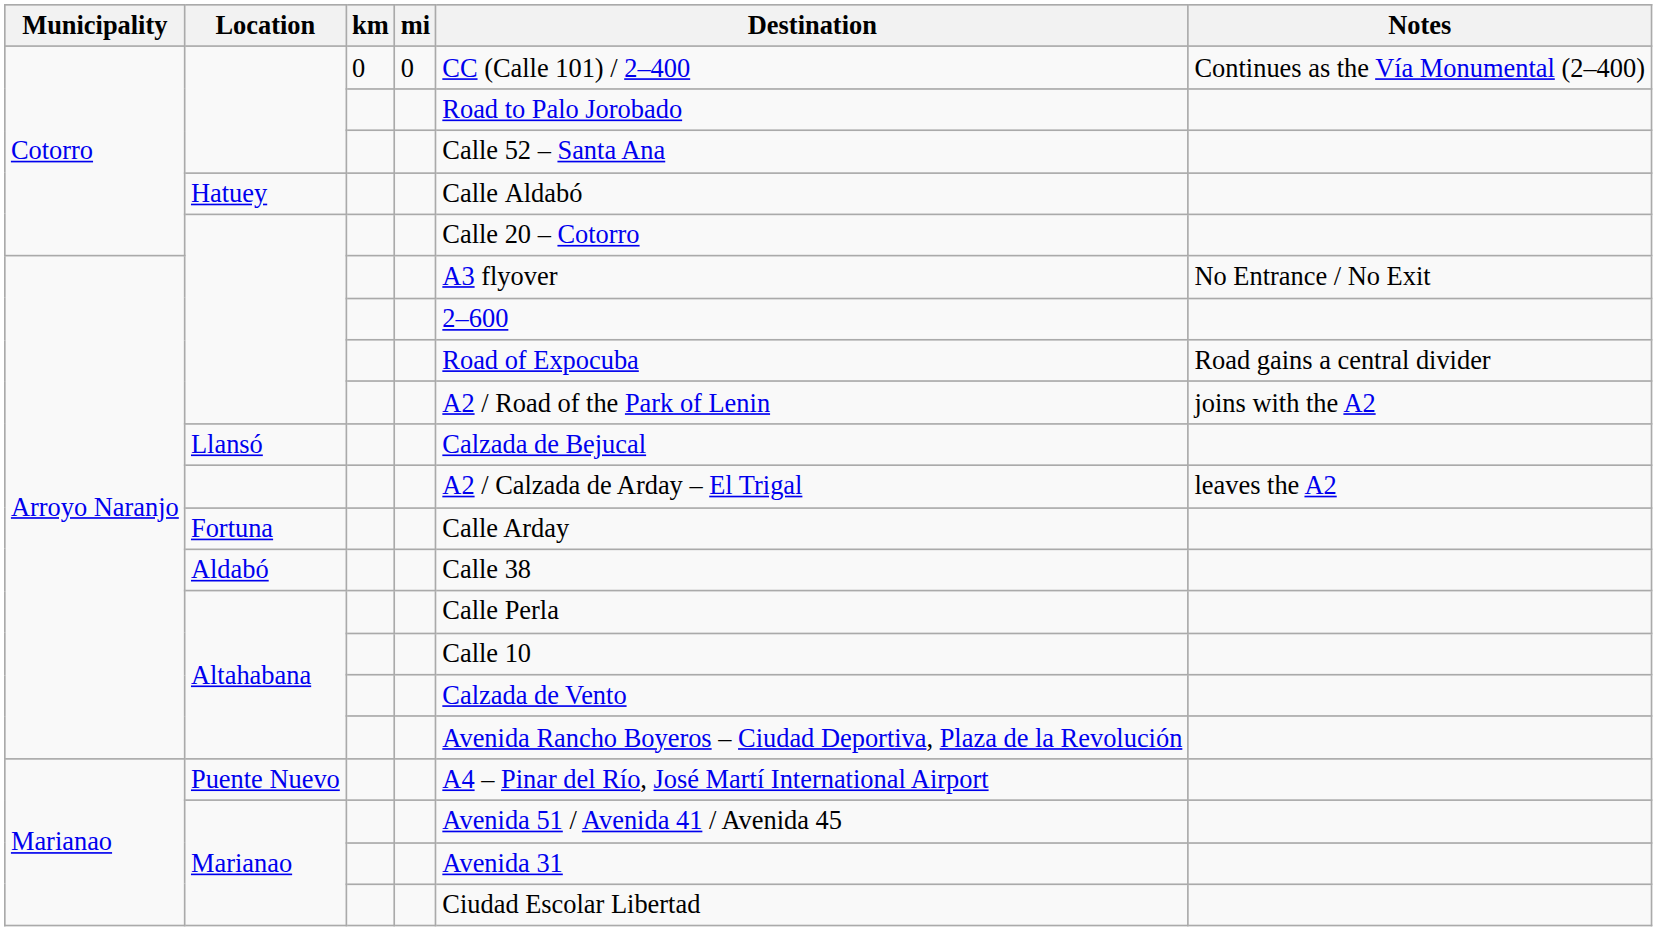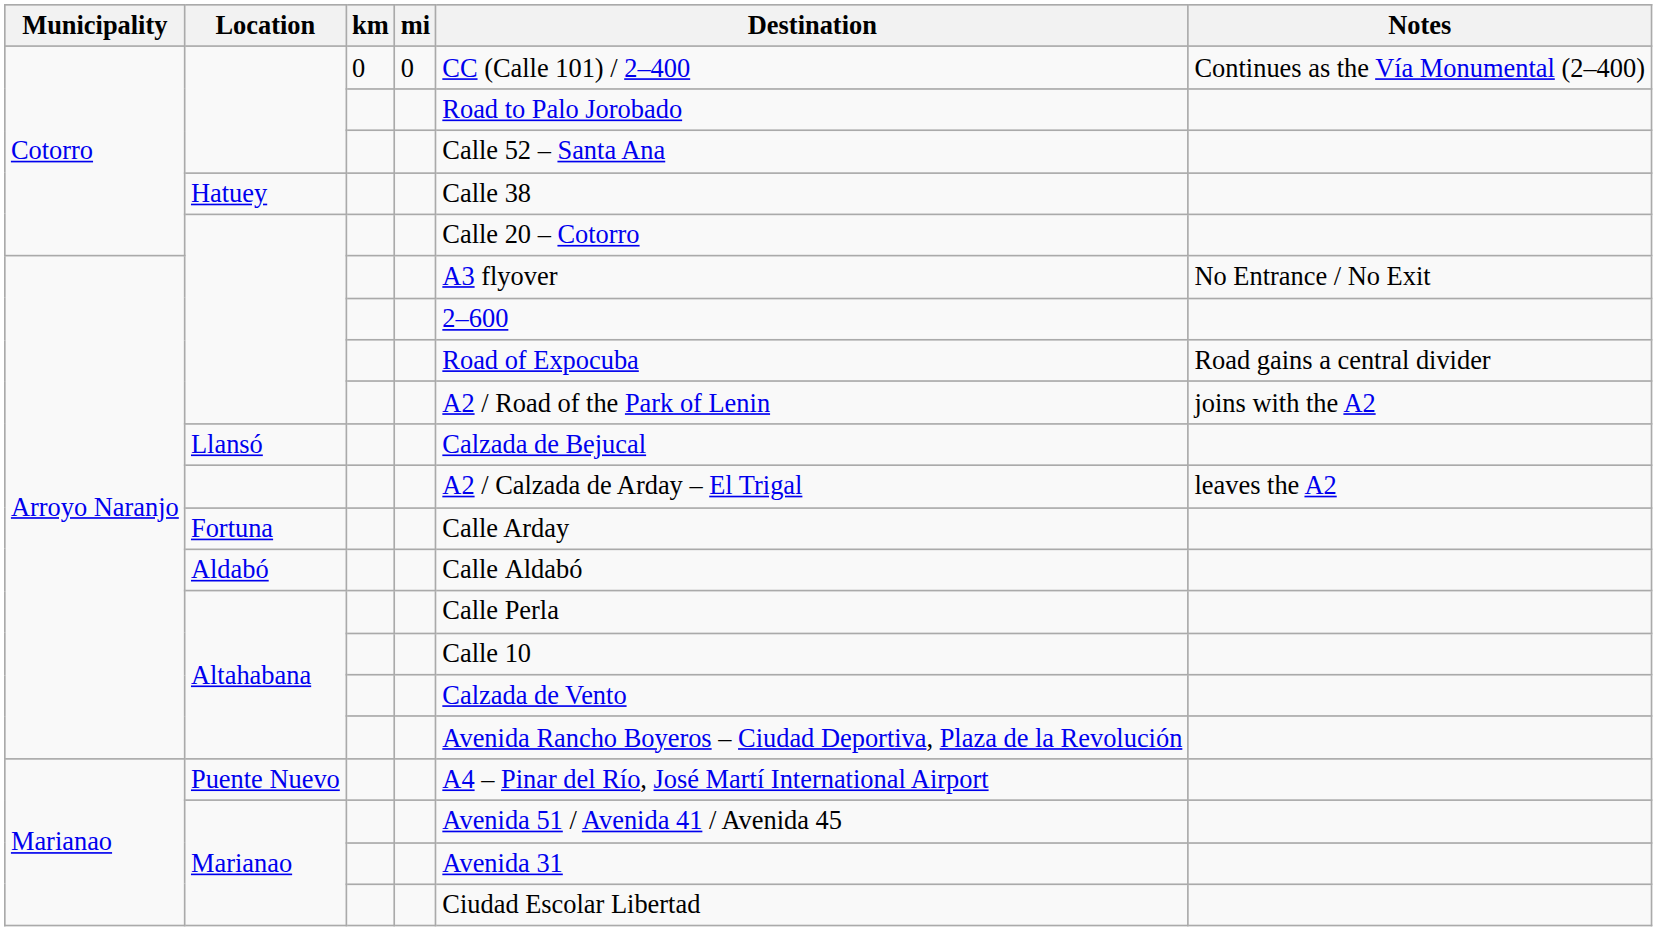(512, 192) Calle Aldabó -> (487, 192) Calle 38
(487, 569) Calle 38 -> (512, 569) Calle Aldabó
